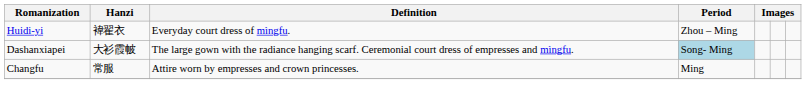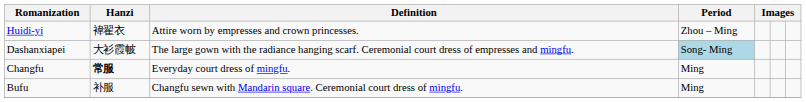(221, 31) Everyday court dress of mìngfu. -> (255, 31) Attire worn by empresses and crown princesses.
(103, 68) normal -> (103, 68) bold
(255, 69) Attire worn by empresses and crown princesses. -> (221, 69) Everyday court dress of mìngfu.
+ row: (18, 88)
